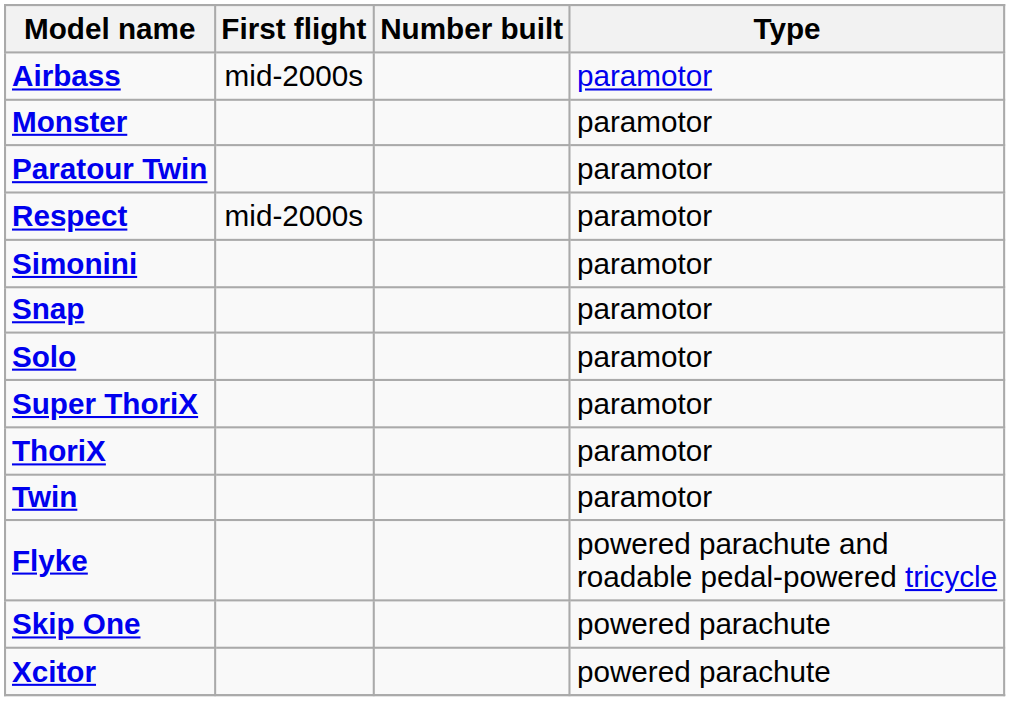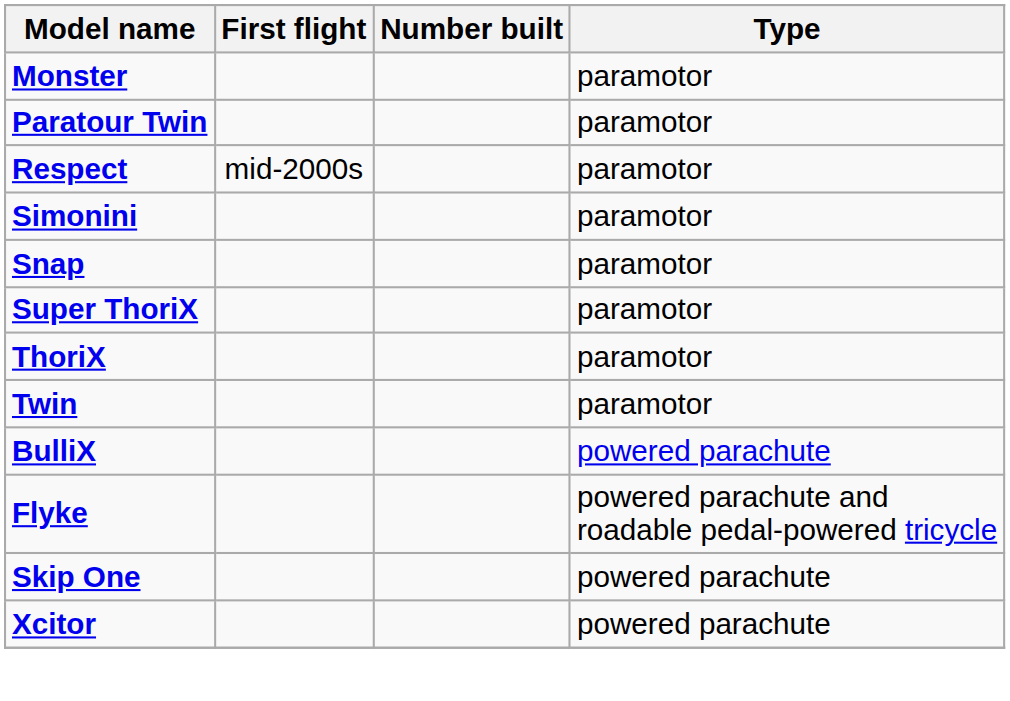- row: (66, 76)
- row: (44, 357)
+ row: (54, 451)
